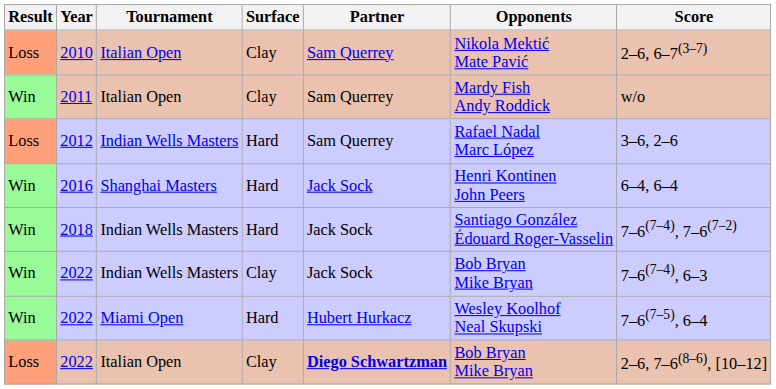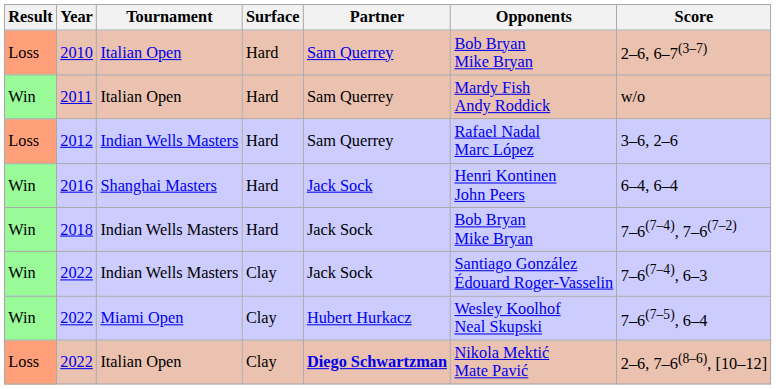(261, 52) Clay -> (262, 52) Hard
(502, 52) Nikola Mektić Mate Pavić -> (494, 52) Bob Bryan Mike Bryan
(261, 96) Clay -> (262, 96) Hard
(534, 229) Santiago González Édouard Roger-Vasselin -> (494, 229) Bob Bryan Mike Bryan
(494, 273) Bob Bryan Mike Bryan -> (534, 273) Santiago González Édouard Roger-Vasselin
(262, 317) Hard -> (261, 317) Clay
(494, 362) Bob Bryan Mike Bryan -> (502, 362) Nikola Mektić Mate Pavić
